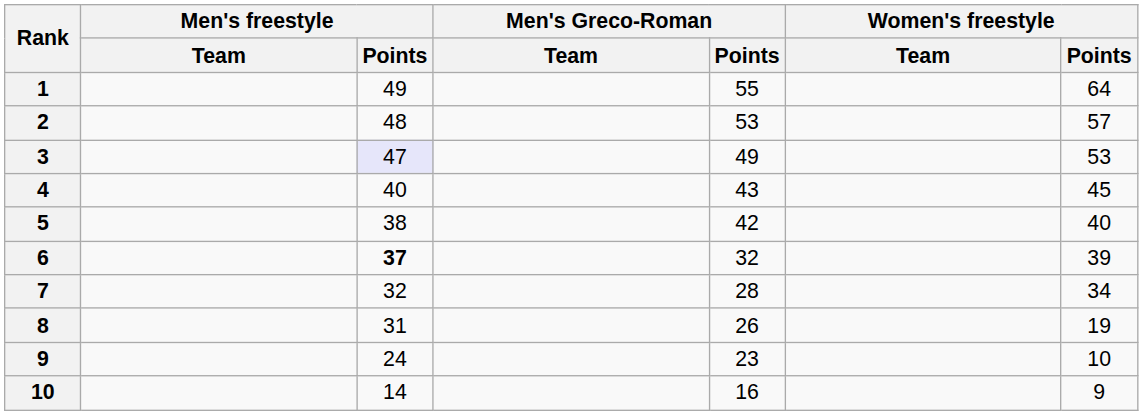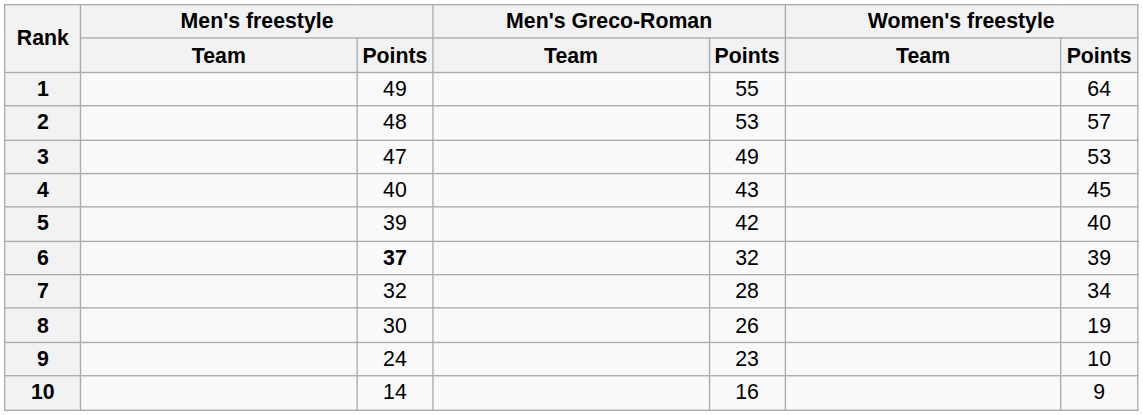(395, 156) lavender background -> (395, 156) no background
(395, 223) 38 -> (395, 223) 39
(395, 325) 31 -> (395, 325) 30
